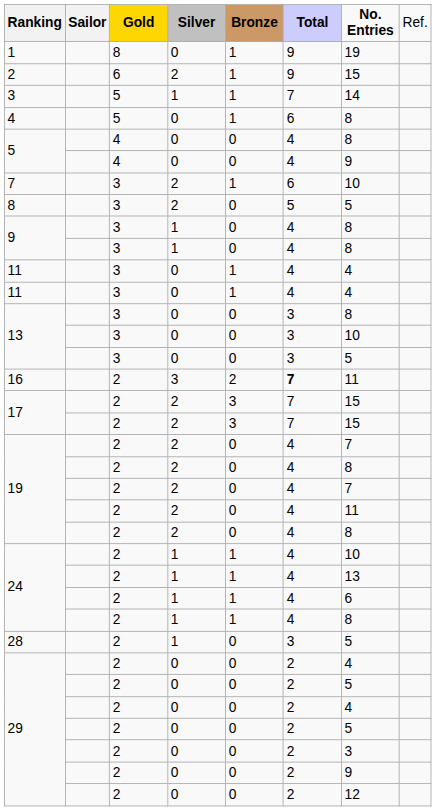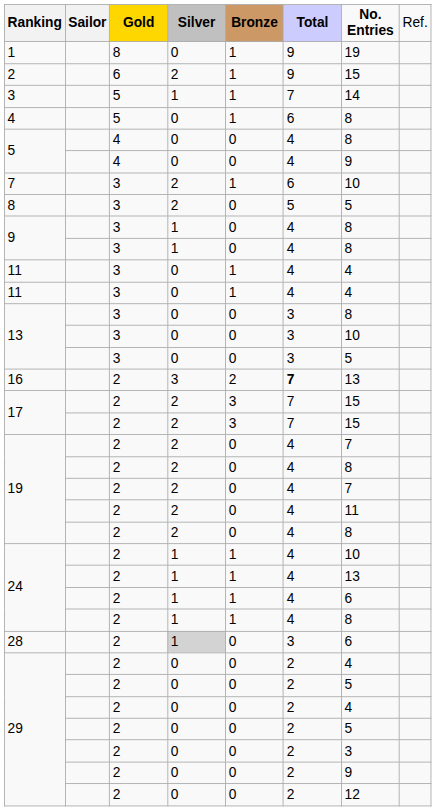(352, 380) 11 -> (352, 380) 13
(175, 641) no background -> (175, 641) lightgrey background
(348, 641) 5 -> (348, 641) 6
